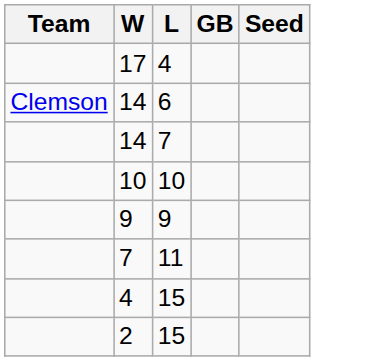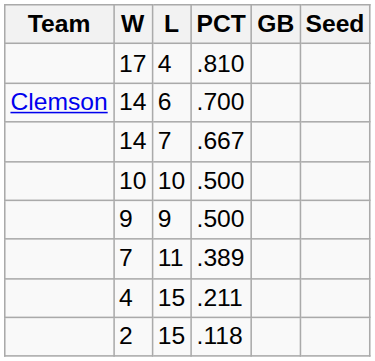+ column: (221, 24)
